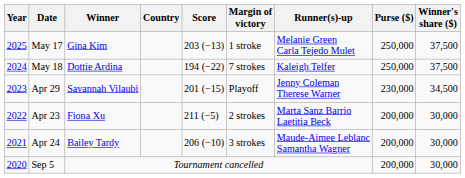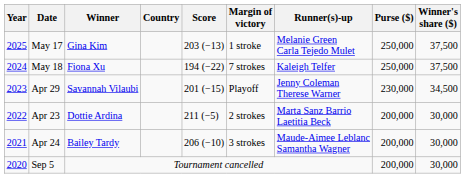(95, 67) Dottie Ardina -> (86, 67) Fiona Xu
(86, 116) Fiona Xu -> (95, 116) Dottie Ardina
